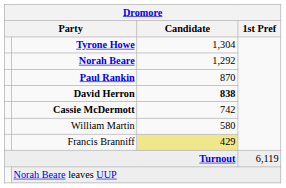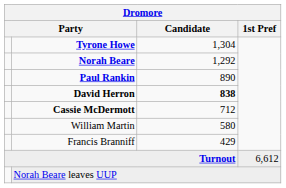(228, 77) 870 -> (228, 77) 890
(228, 110) 742 -> (228, 110) 712
(228, 142) khaki background -> (228, 142) no background
(267, 158) 6,119 -> (267, 158) 6,612
